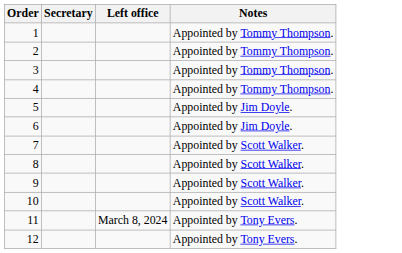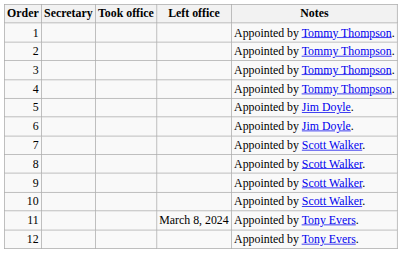+ column: (126, 13)
